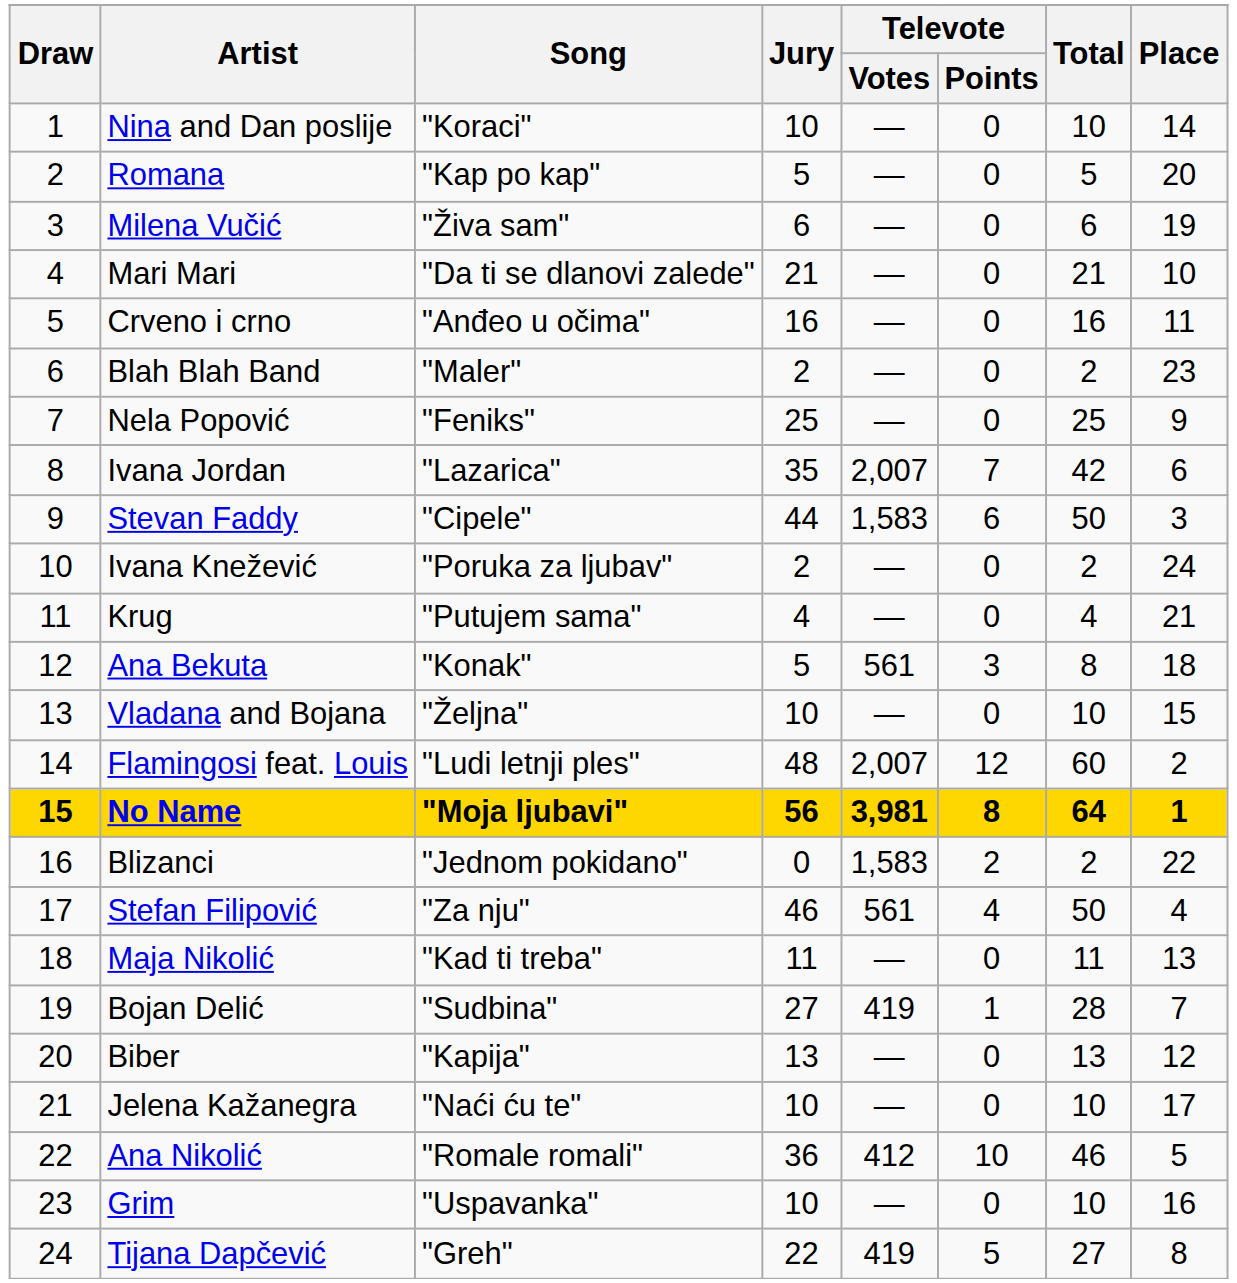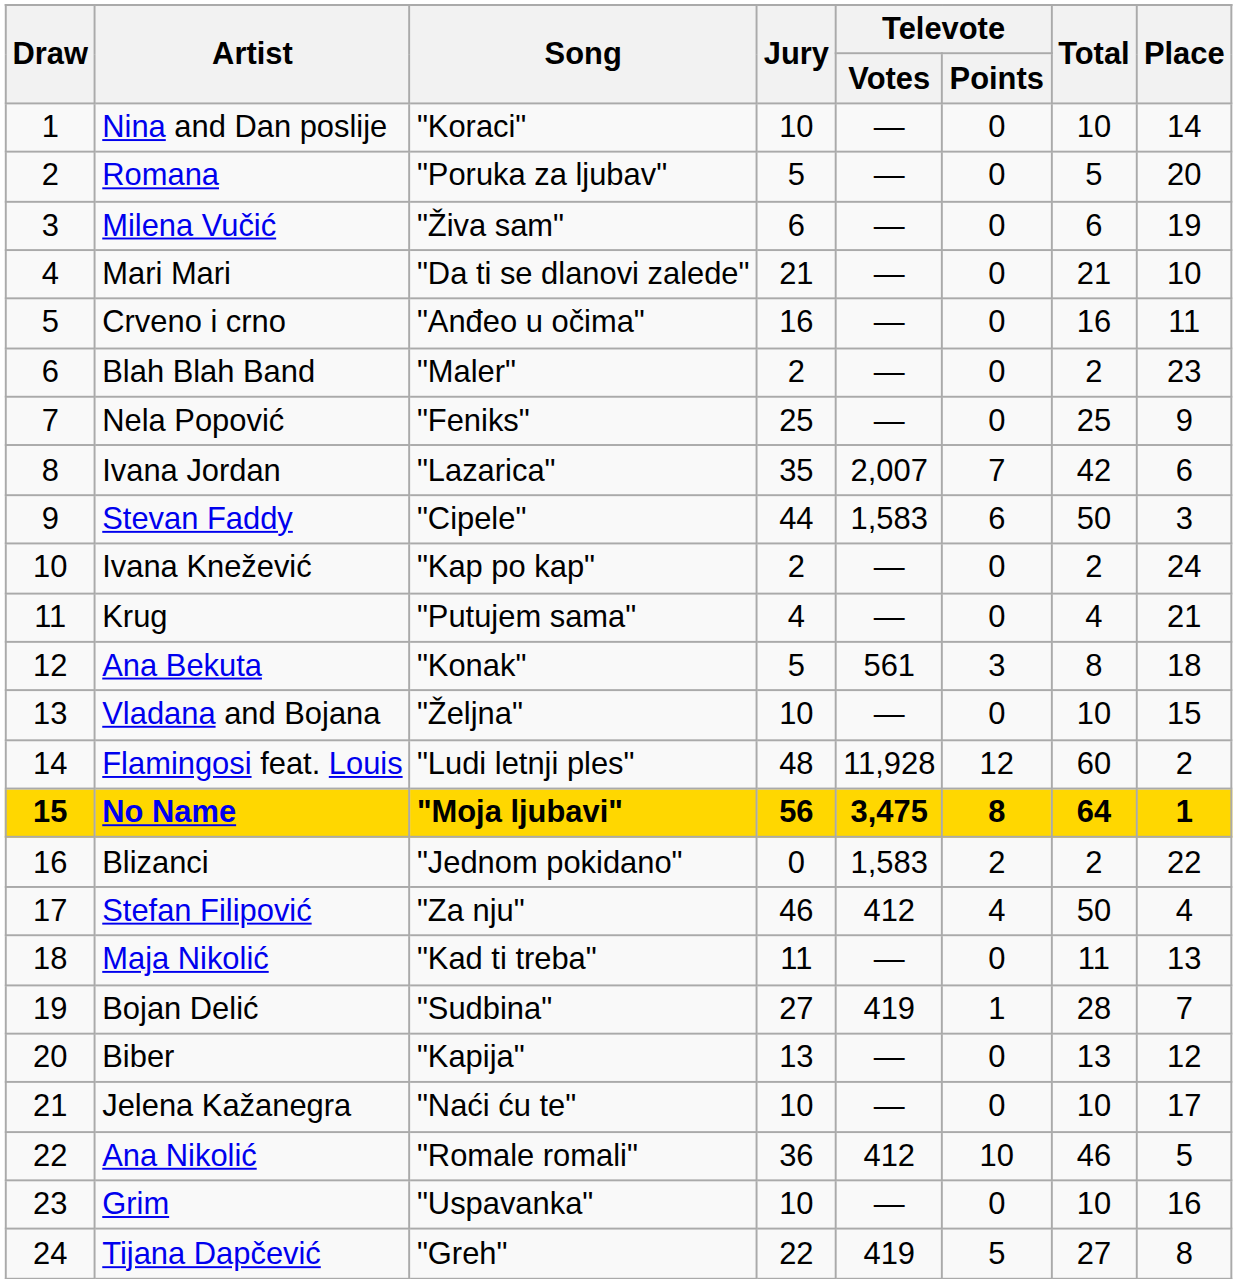(511, 175) "Kap po kap" -> (542, 175) "Poruka za ljubav"
(547, 567) "Poruka za ljubav" -> (506, 567) "Kap po kap"
(889, 763) 2,007 -> (889, 763) 11,928
(889, 812) 3,981 -> (889, 812) 3,475
(889, 910) 561 -> (889, 910) 412
